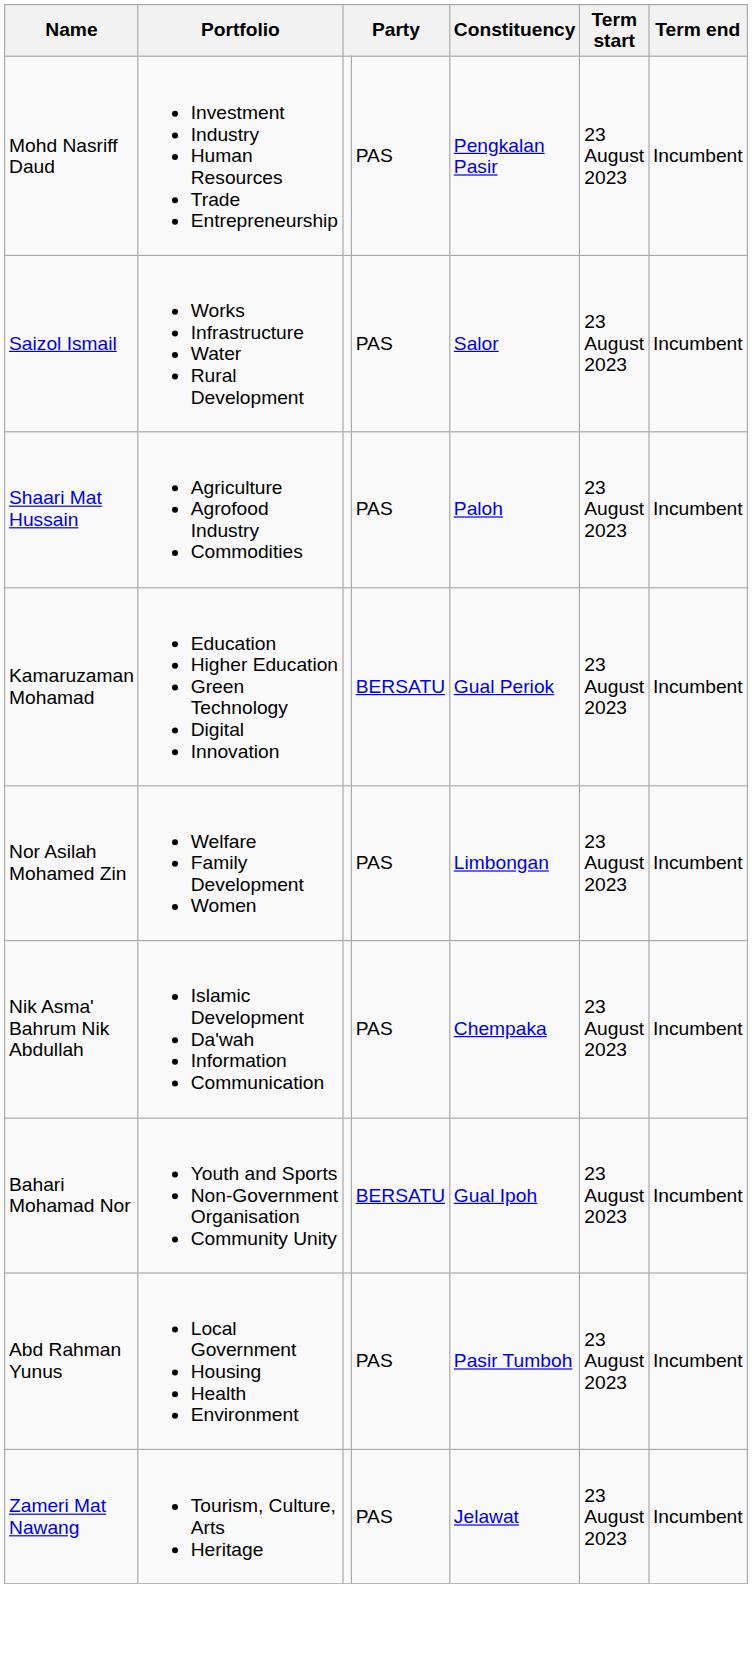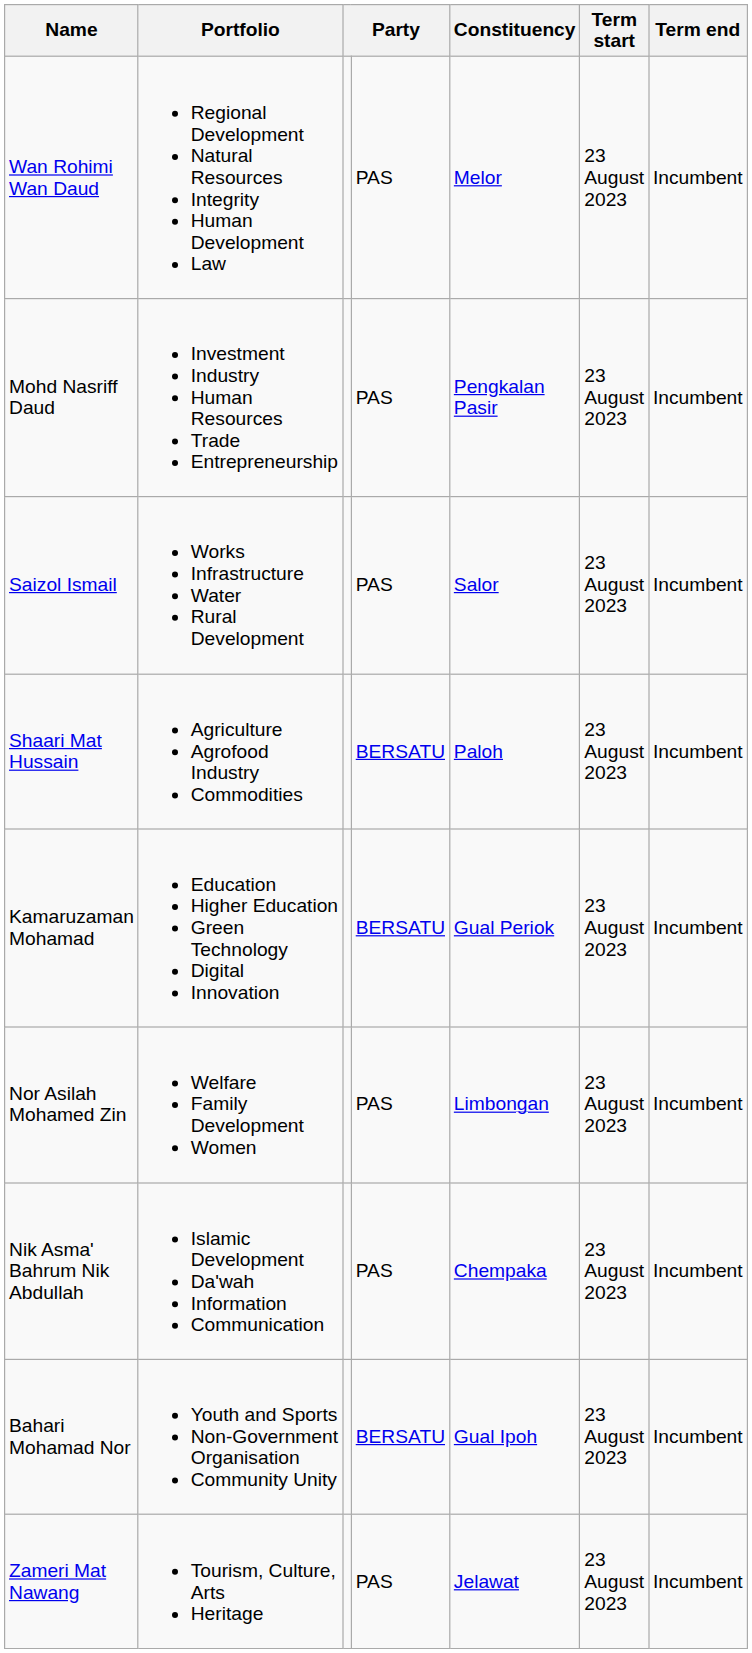+ row: (61, 177)
(374, 509) PAS -> (400, 751) BERSATU
- row: (65, 1361)
